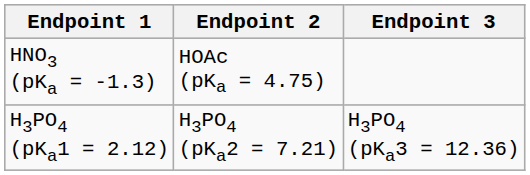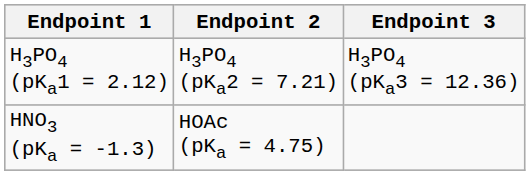rows swapped: (83, 71) <-> (89, 137)
